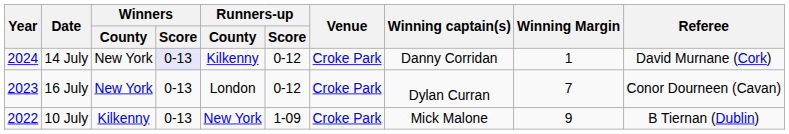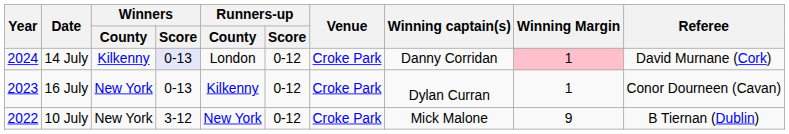(124, 59) New York -> (124, 59) Kilkenny
(233, 59) Kilkenny -> (233, 59) London
(569, 59) no background -> (569, 59) pink background
(233, 88) London -> (233, 88) Kilkenny
(569, 88) 7 -> (569, 88) 1
(124, 118) Kilkenny -> (124, 118) New York
(178, 118) 0-13 -> (178, 118) 3-12
(287, 118) 1-09 -> (287, 118) 0-12
